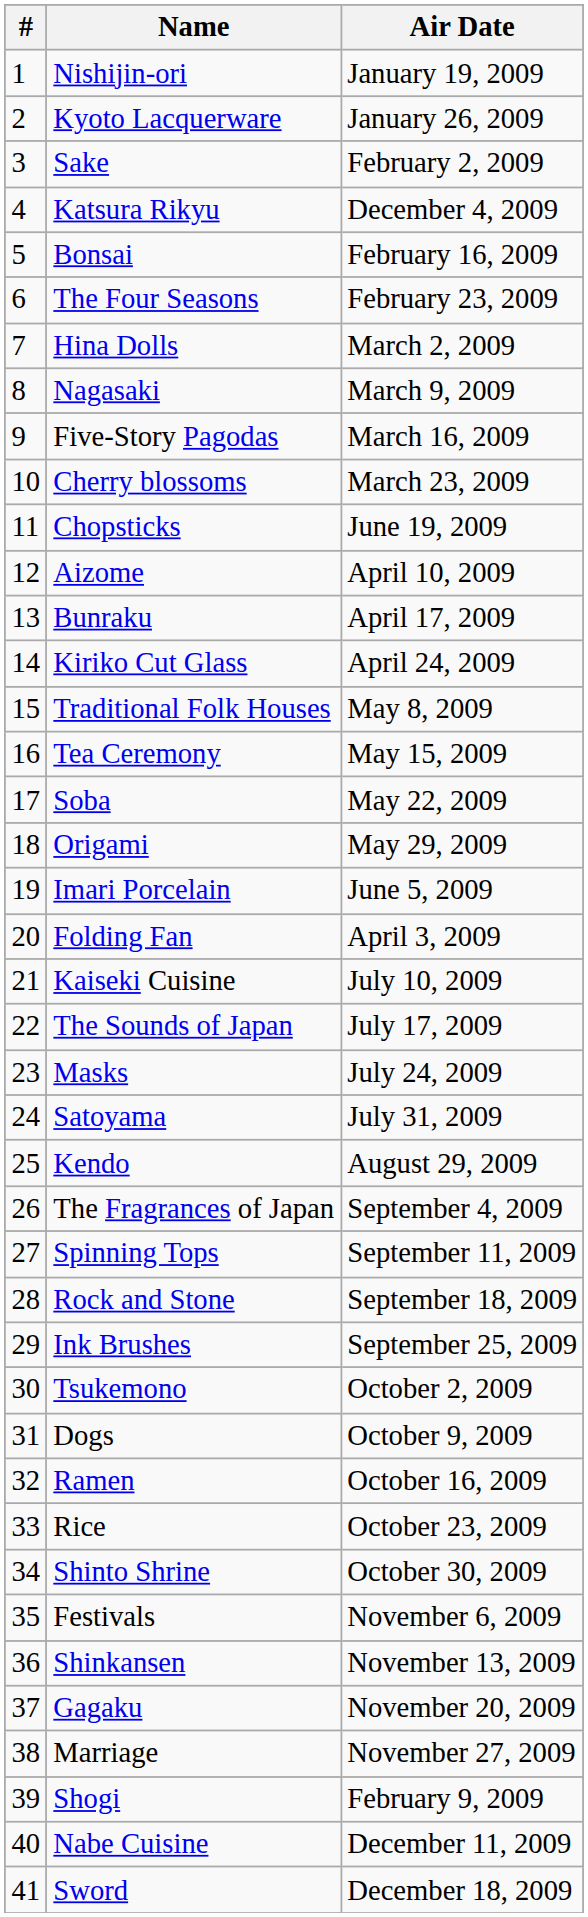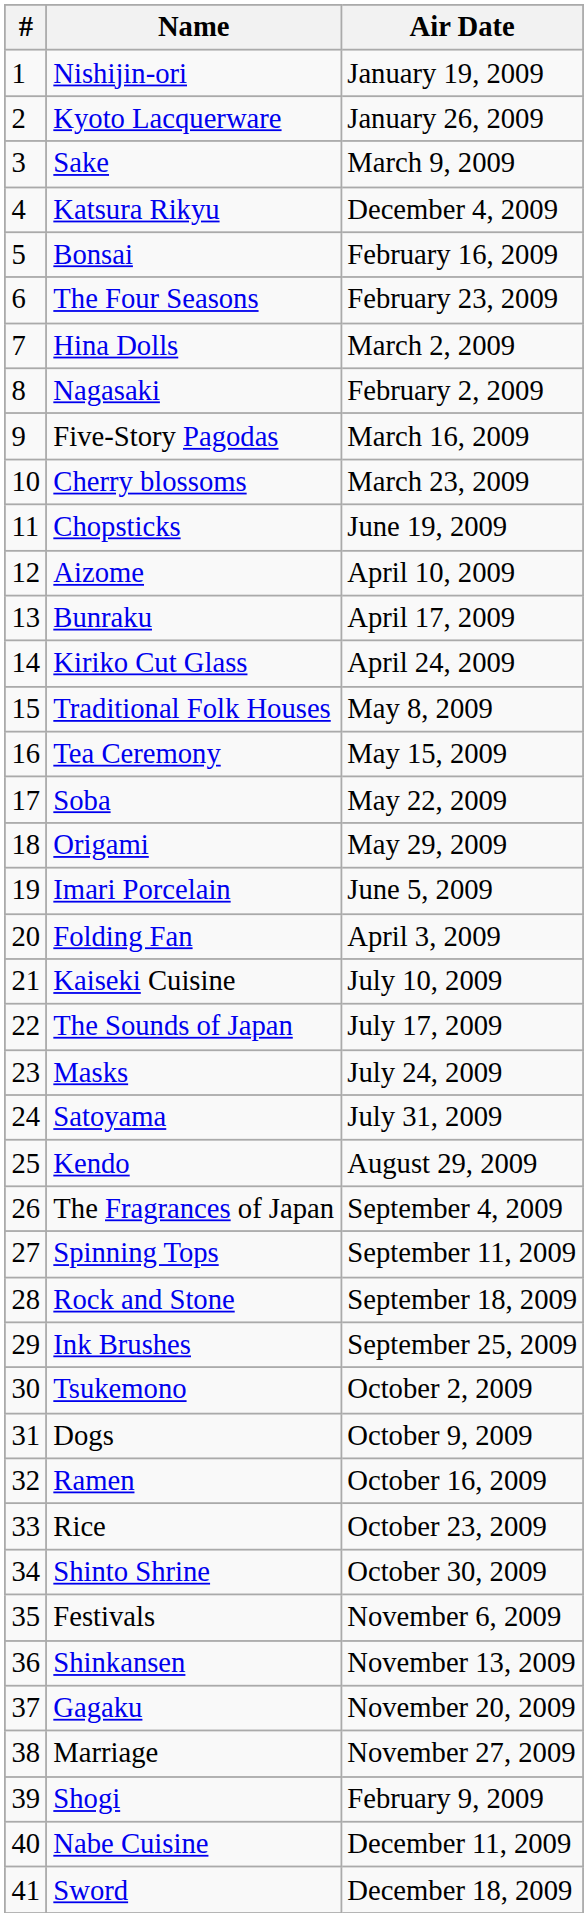(446, 163) February 2, 2009 -> (431, 163) March 9, 2009
(431, 390) March 9, 2009 -> (446, 390) February 2, 2009
